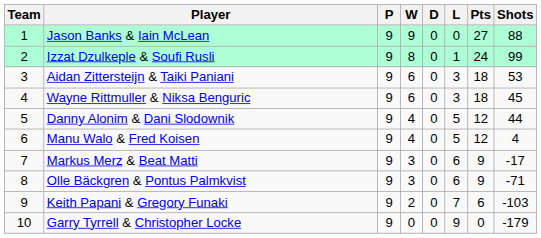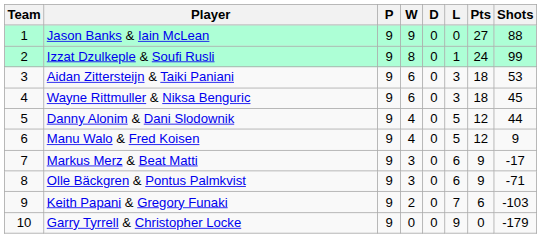(515, 139) 4 -> (515, 139) 9
